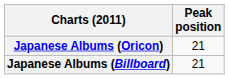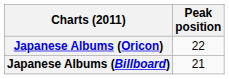(198, 45) 21 -> (198, 45) 22
